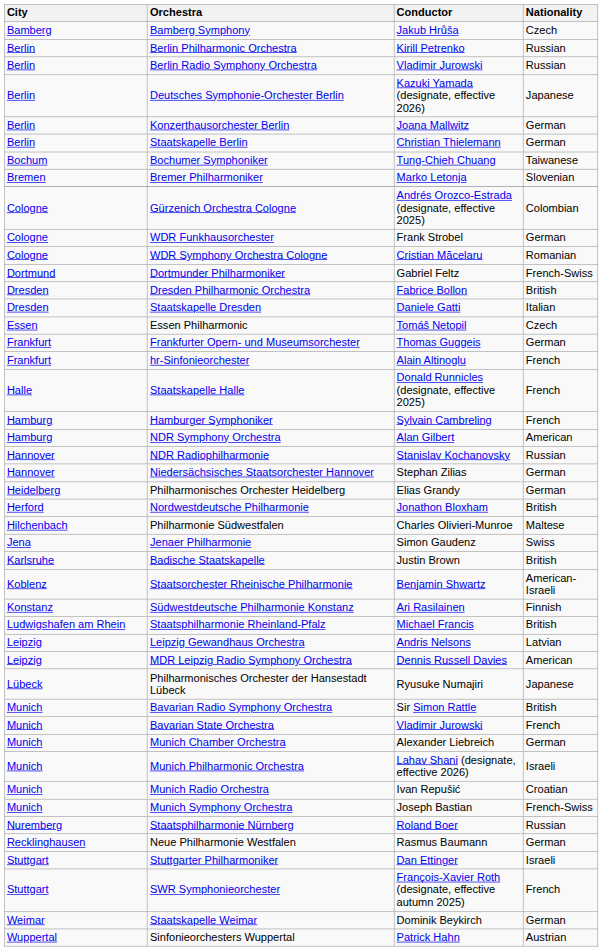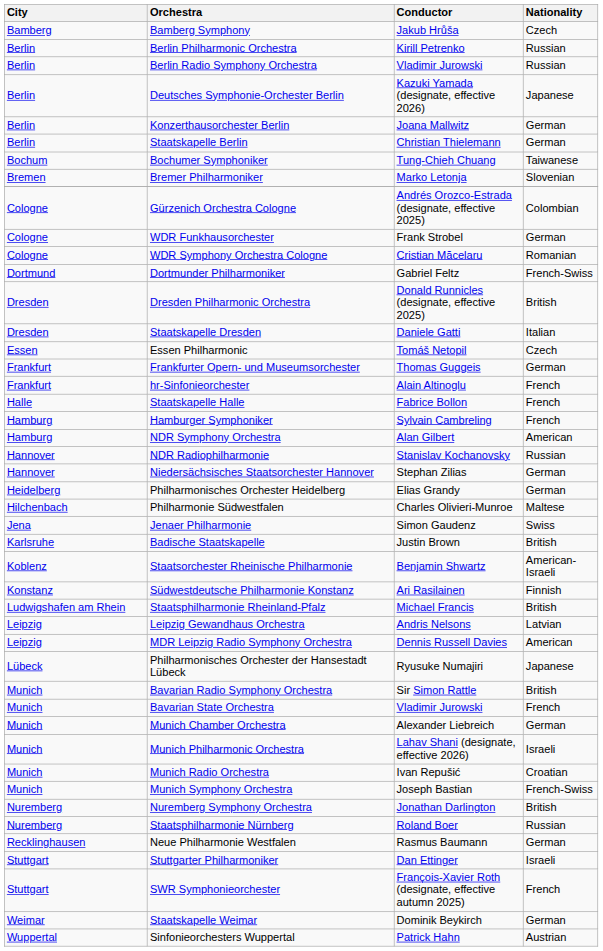(432, 290) Fabrice Bollon -> (446, 302) Donald Runnicles (designate, effective 2025)
(446, 390) Donald Runnicles (designate, effective 2025) -> (432, 402) Fabrice Bollon
- row: (229, 507)
+ row: (231, 807)
